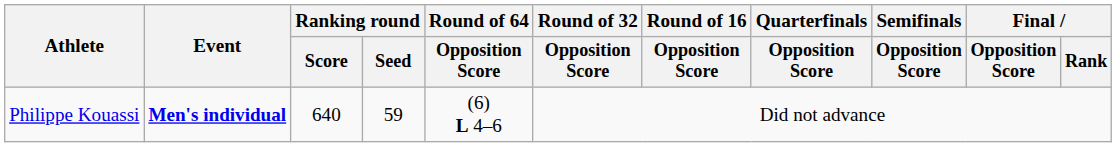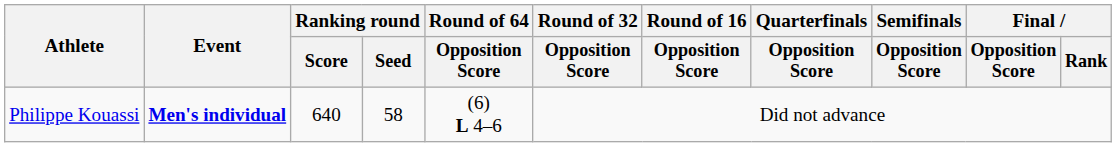(393, 114) 59 -> (393, 114) 58
